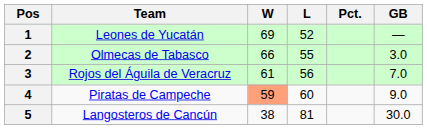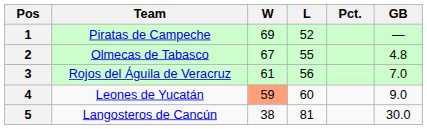(150, 34) Leones de Yucatán -> (150, 34) Piratas de Campeche
(268, 54) 66 -> (268, 54) 67
(398, 54) 3.0 -> (398, 54) 4.8
(150, 94) Piratas de Campeche -> (150, 94) Leones de Yucatán
